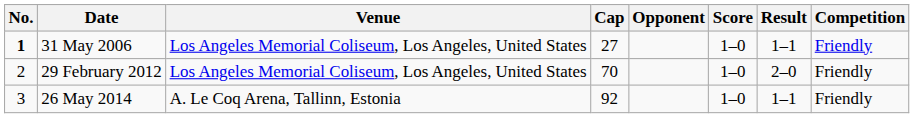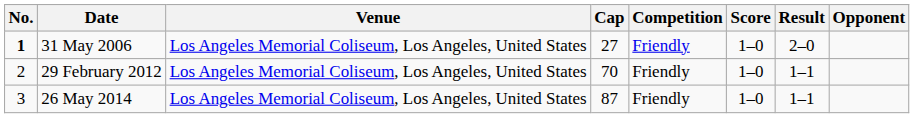columns swapped: (669, 17) <-> (860, 17)
(784, 44) 1–1 -> (802, 44) 2–0
(784, 71) 2–0 -> (802, 71) 1–1
(285, 98) A. Le Coq Arena, Tallinn, Estonia -> (378, 98) Los Angeles Memorial Coliseum, Los Angeles, United States
(609, 98) 92 -> (609, 98) 87
